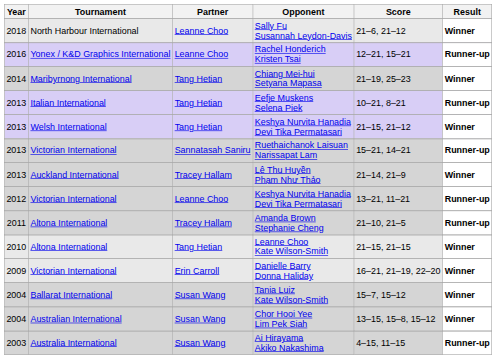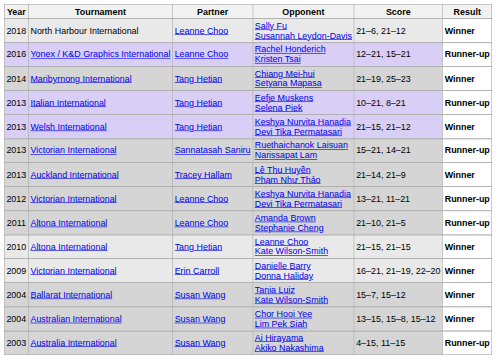(203, 223) Tracey Hallam -> (201, 223) Leanne Choo
